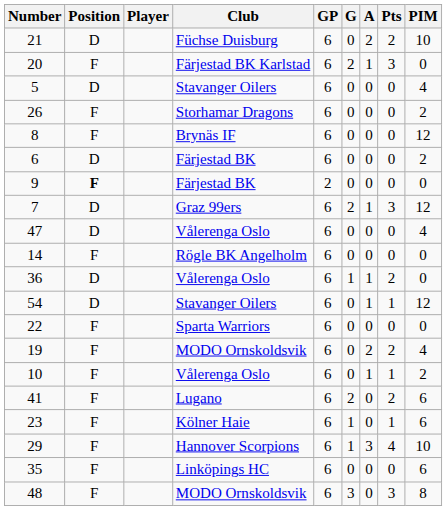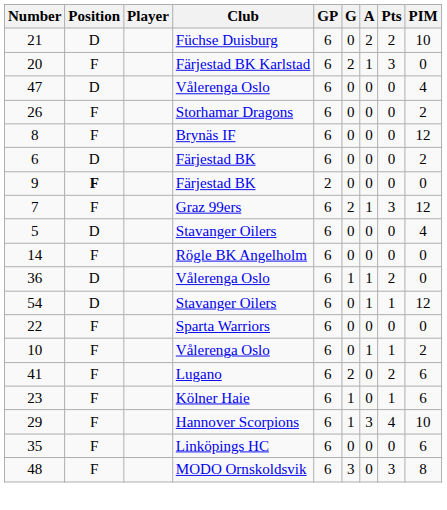rows swapped: (35, 231) <-> (35, 87)
(94, 207) D -> (94, 207) F
- row: (35, 350)
